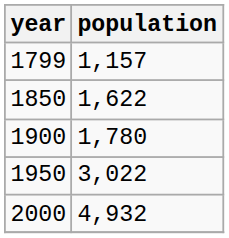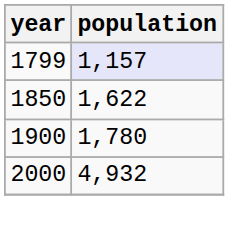(112, 62) no background -> (112, 62) lavender background
- row: (38, 176)
